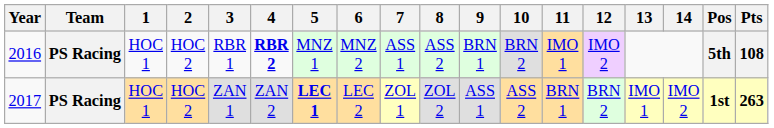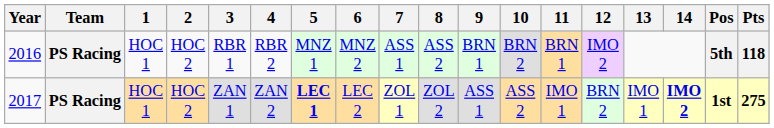(271, 54) bold -> (271, 54) normal
(563, 54) IMO 1 -> (562, 54) BRN 1
(752, 54) 108 -> (753, 54) 118
(563, 100) BRN 1 -> (562, 100) IMO 1
(684, 100) normal -> (684, 100) bold
(752, 100) 263 -> (753, 100) 275
